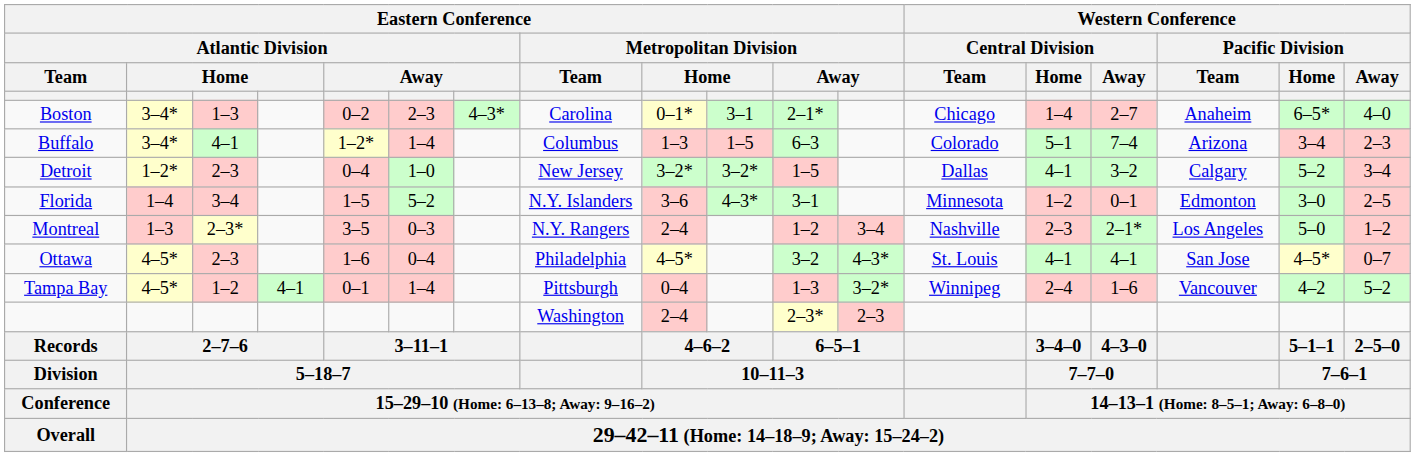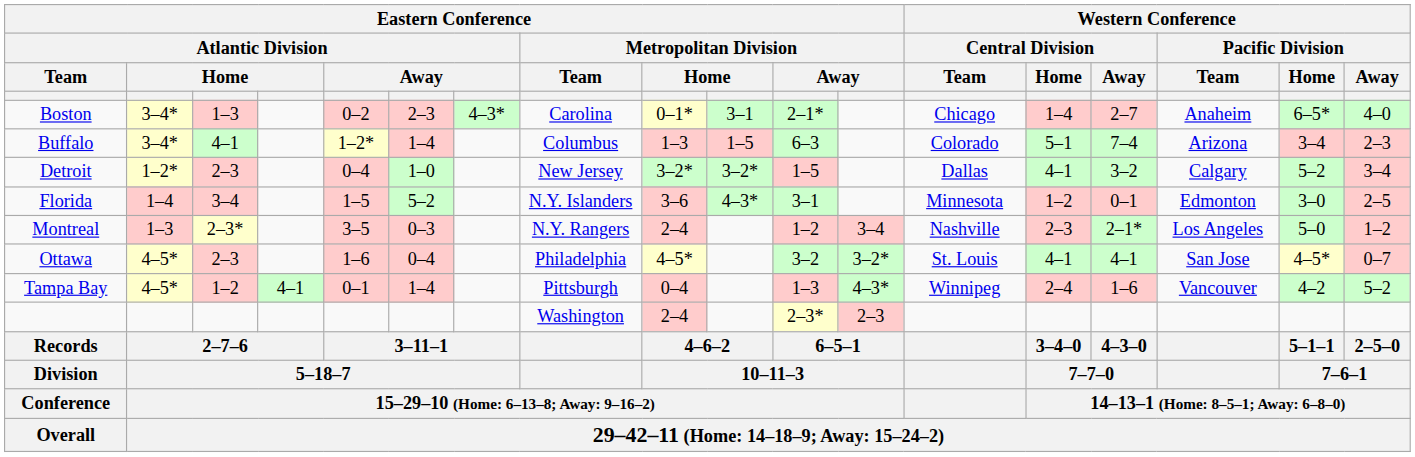(871, 258) 4–3* -> (871, 258) 3–2*
(871, 287) 3–2* -> (871, 287) 4–3*
